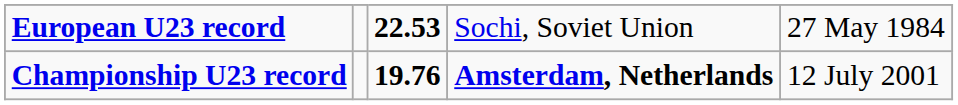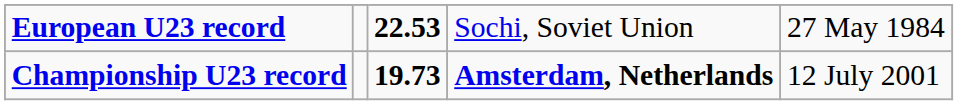(407, 74) 19.76 -> (407, 74) 19.73
